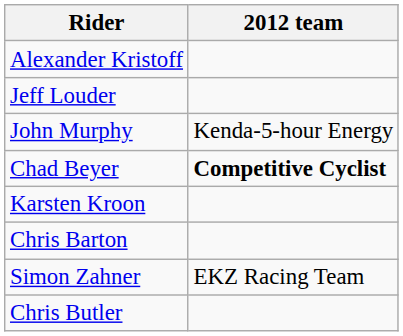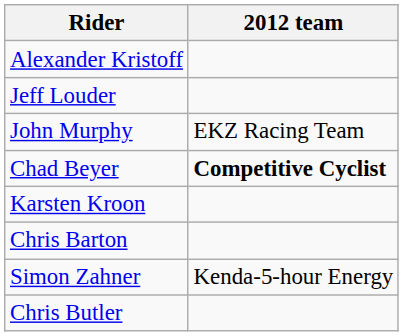(293, 131) Kenda-5-hour Energy -> (279, 131) EKZ Racing Team
(279, 276) EKZ Racing Team -> (293, 276) Kenda-5-hour Energy
